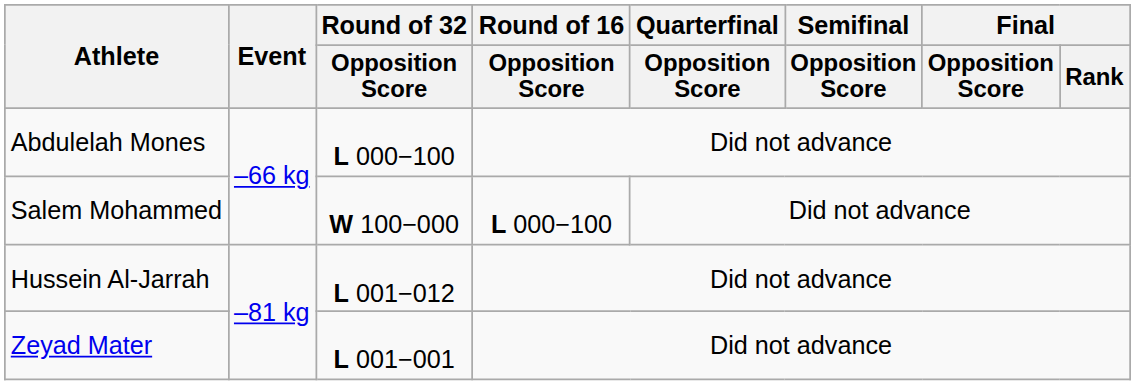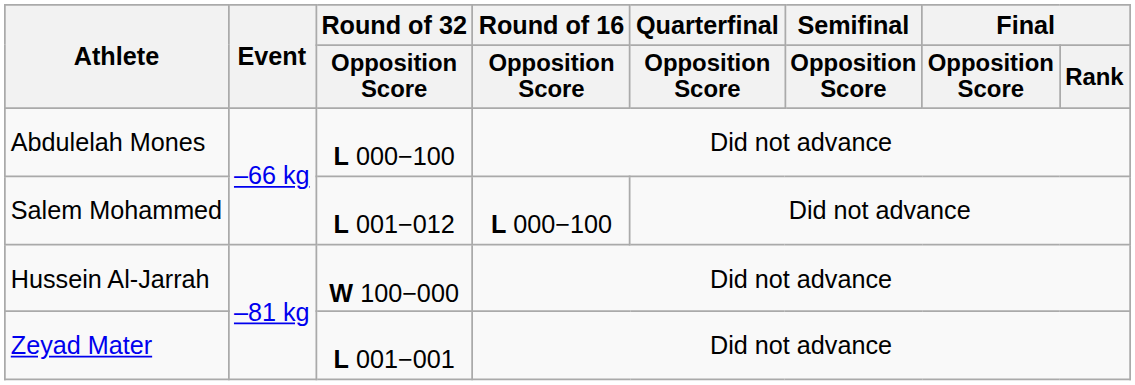(394, 225) W 100−000 -> (394, 225) L 001−012
(394, 292) L 001−012 -> (394, 292) W 100−000
